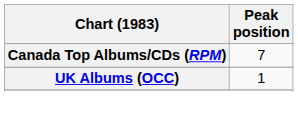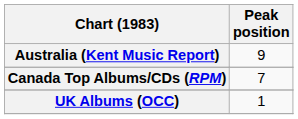+ row: (117, 55)
